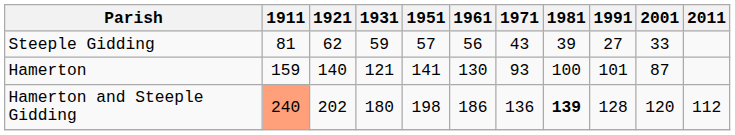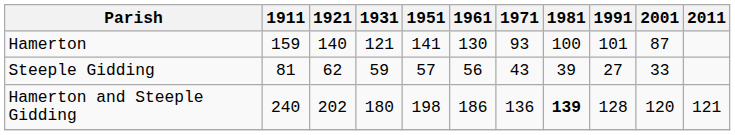rows swapped: (48, 71) <-> (82, 44)
(286, 107) lightsalmon background -> (286, 107) no background
(707, 107) 112 -> (707, 107) 121
